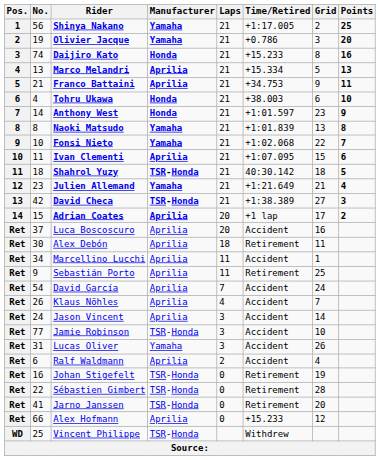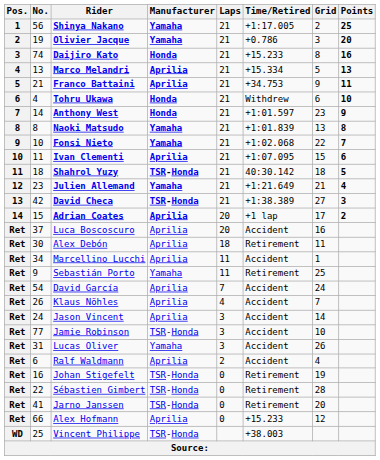(264, 99) +38.003 -> (267, 99) Withdrew
(169, 274) Aprilia -> (166, 274) Yamaha
(267, 434) Withdrew -> (264, 434) +38.003
